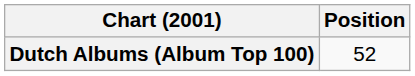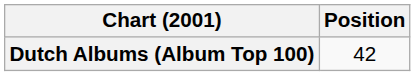(365, 53) 52 -> (365, 53) 42
